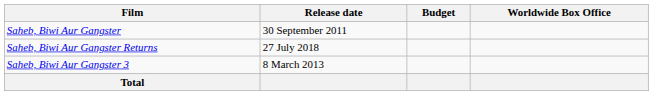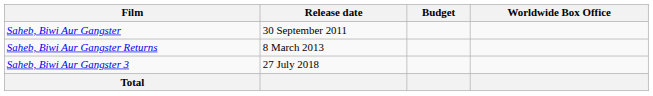(291, 47) 27 July 2018 -> (293, 47) 8 March 2013
(293, 64) 8 March 2013 -> (291, 64) 27 July 2018
